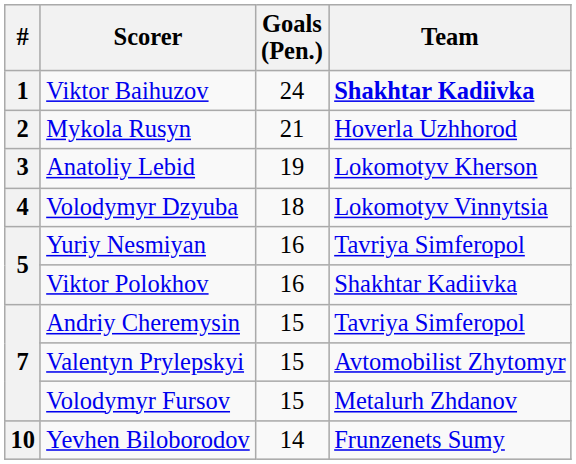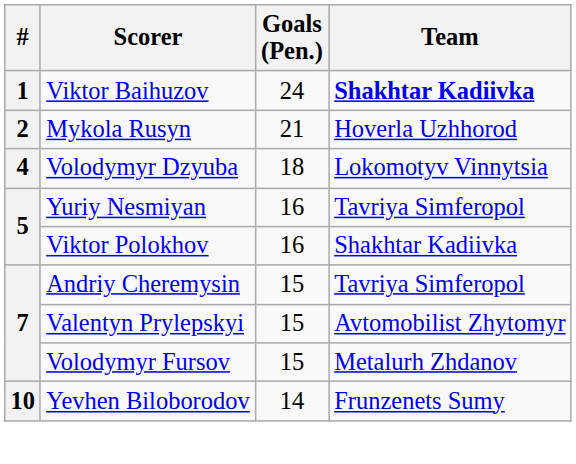- row: (121, 167)
